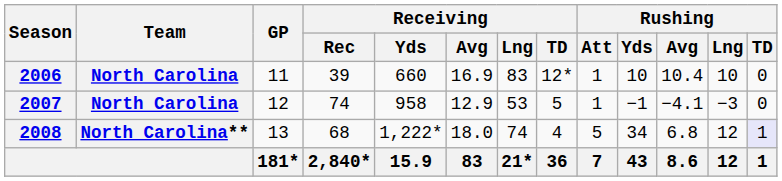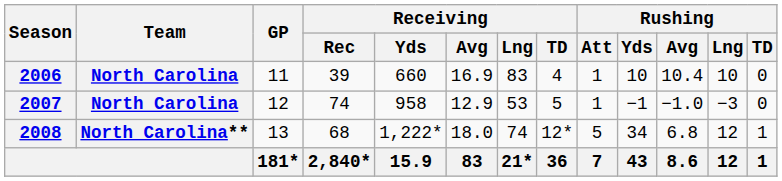(557, 76) 12* -> (557, 76) 4
(682, 105) −4.1 -> (682, 105) −1.0
(557, 133) 4 -> (557, 133) 12*
(762, 133) lavender background -> (762, 133) no background
